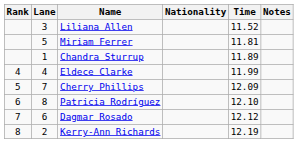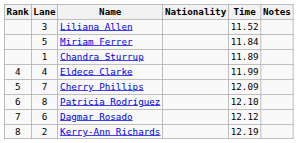(245, 42) 11.81 -> (245, 42) 11.84
